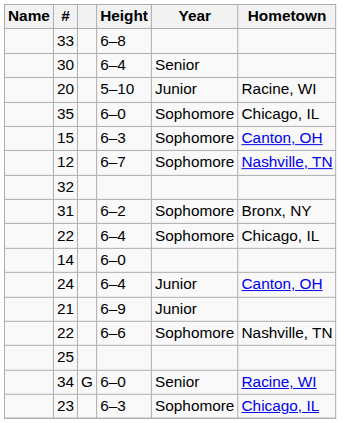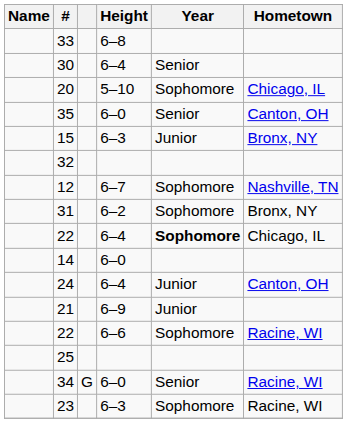(176, 89) Junior -> (195, 89) Sophomore
(279, 89) Racine, WI -> (286, 89) Chicago, IL
(195, 114) Sophomore -> (177, 114) Senior
(280, 114) Chicago, IL -> (288, 114) Canton, OH
(195, 138) Sophomore -> (176, 138) Junior
(282, 138) Canton, OH -> (282, 138) Bronx, NY
rows swapped: (65, 162) <-> (65, 187)
(195, 235) normal -> (198, 235) bold
(287, 333) Nashville, TN -> (285, 333) Racine, WI
(280, 406) Chicago, IL -> (285, 406) Racine, WI
